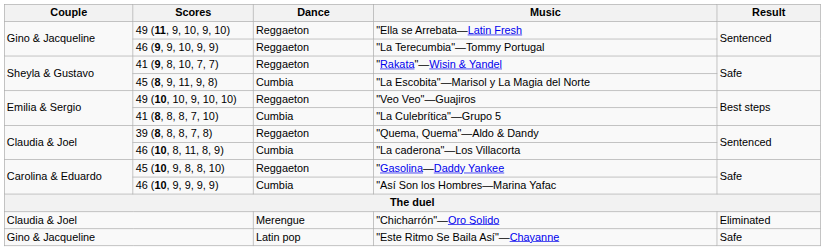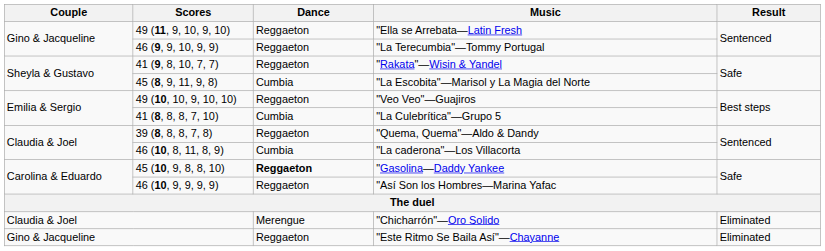(283, 168) normal -> (284, 168) bold
(275, 185) Cumbia -> (283, 185) Reggaeton
(278, 237) Latin pop -> (283, 237) Reggaeton
(731, 237) Safe -> (745, 237) Eliminated
